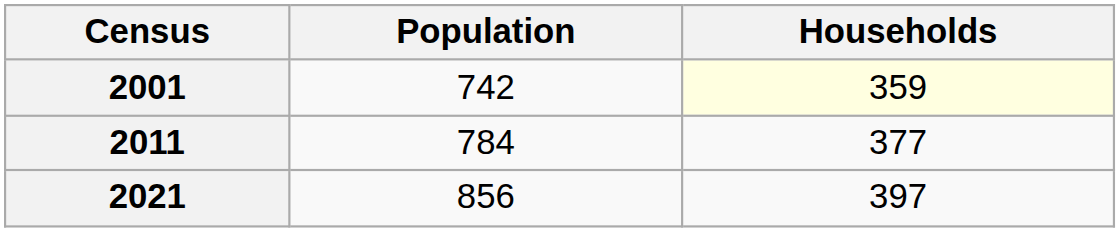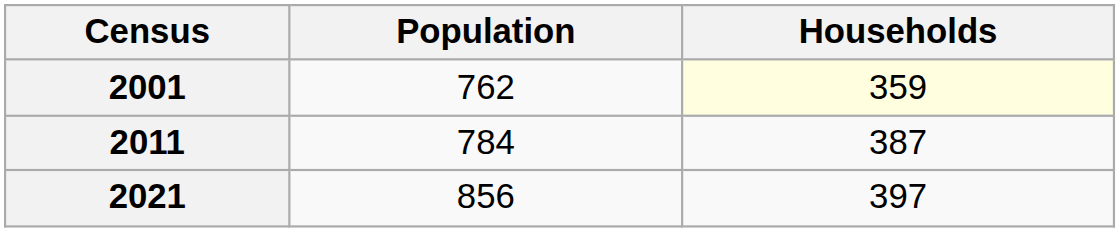(486, 87) 742 -> (486, 87) 762
(898, 142) 377 -> (898, 142) 387
